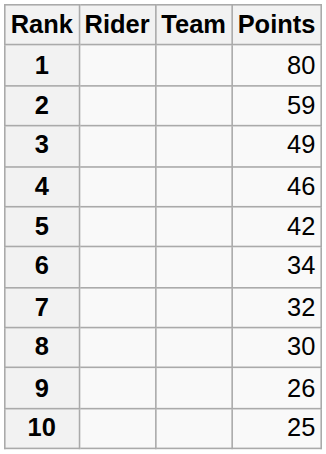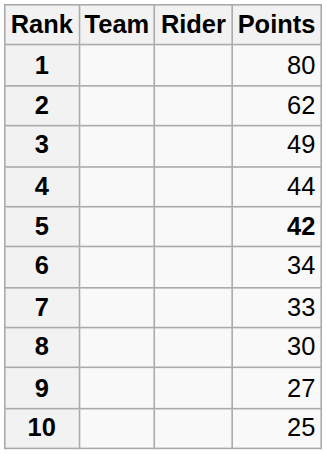columns swapped: (117, 24) <-> (194, 24)
(301, 105) 59 -> (301, 105) 62
(301, 186) 46 -> (301, 186) 44
(301, 226) normal -> (301, 226) bold
(301, 307) 32 -> (301, 307) 33
(301, 387) 26 -> (301, 387) 27
